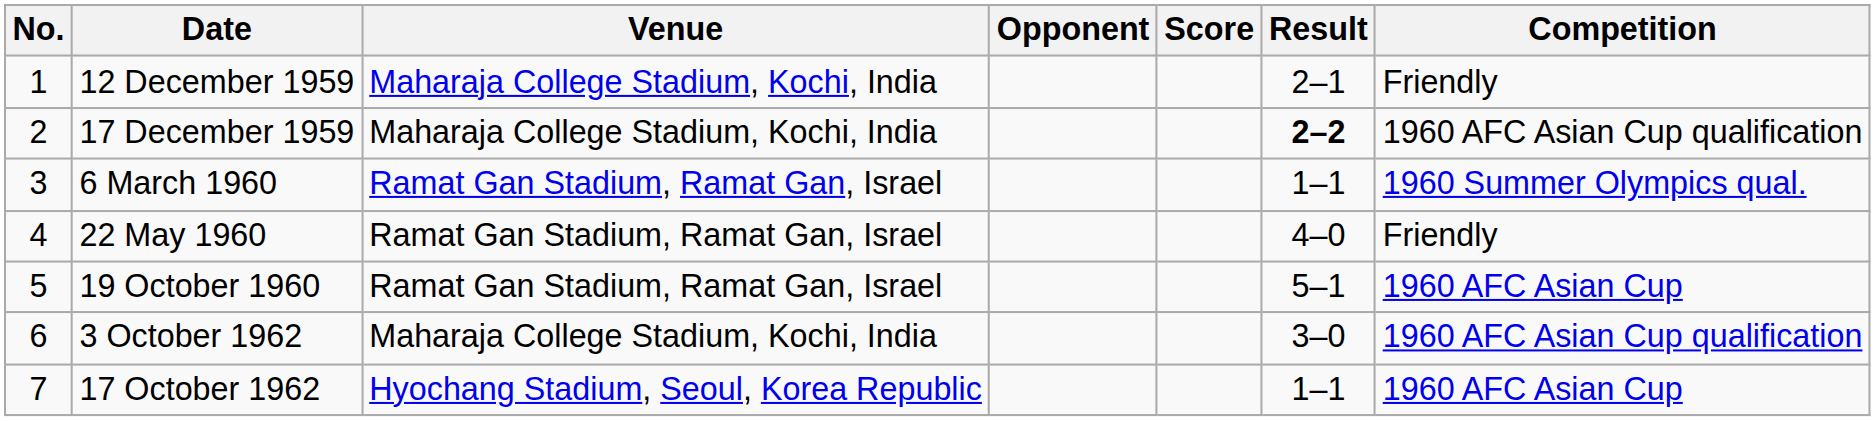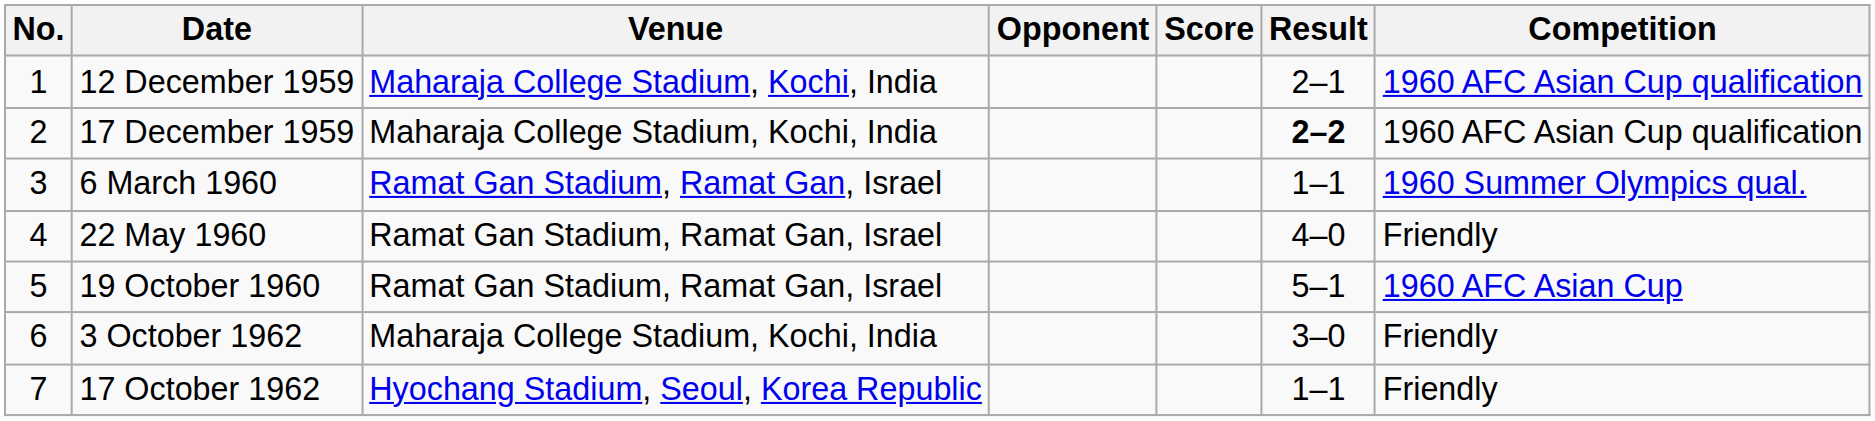(1440, 81) Friendly -> (1623, 81) 1960 AFC Asian Cup qualification
(1623, 337) 1960 AFC Asian Cup qualification -> (1440, 337) Friendly
(1533, 388) 1960 AFC Asian Cup -> (1440, 388) Friendly
